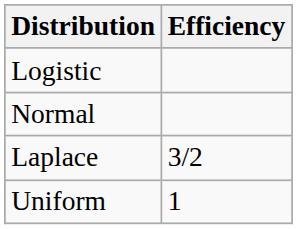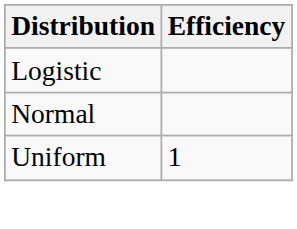- row: (55, 157)
